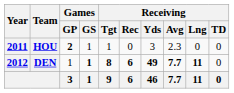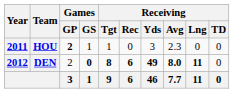(70, 63) 1 -> (70, 63) 2
(89, 63) 1 -> (89, 63) 0
(175, 63) 7.7 -> (175, 63) 8.0
